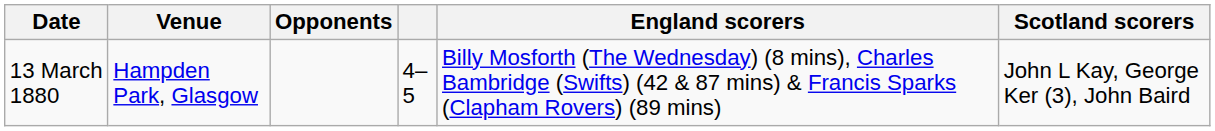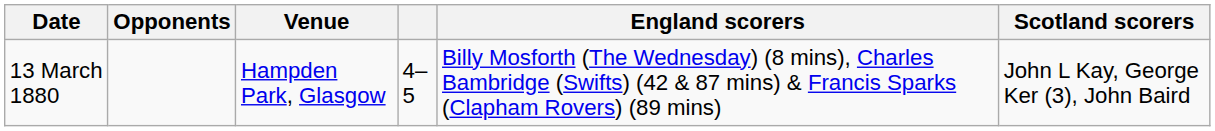columns swapped: (189, 22) <-> (334, 22)
